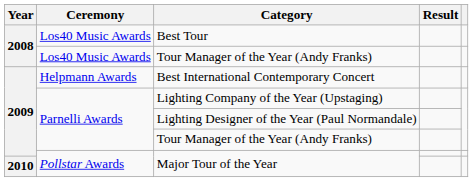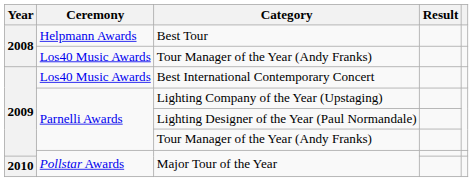(95, 35) Los40 Music Awards -> (88, 35) Helpmann Awards
(88, 77) Helpmann Awards -> (95, 77) Los40 Music Awards
